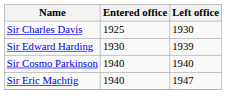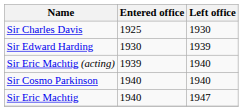+ row: (61, 64)
